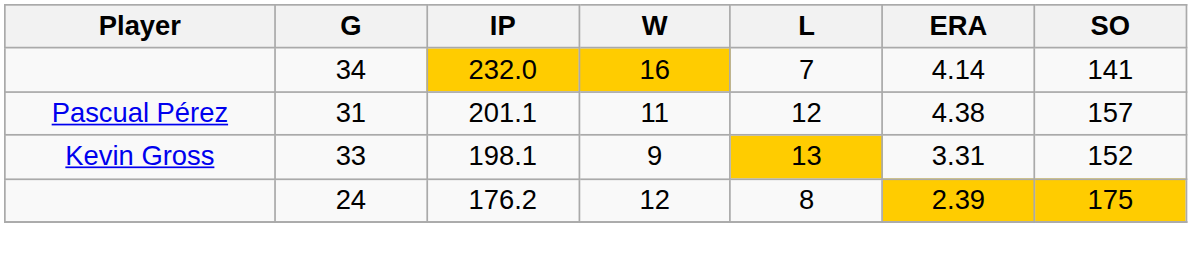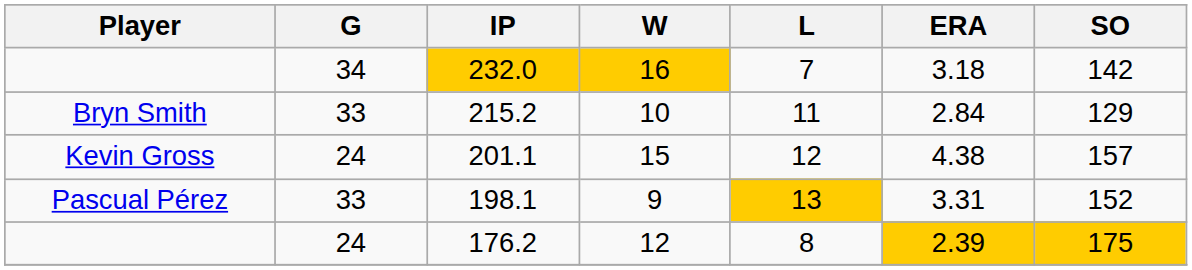(958, 69) 4.14 -> (958, 69) 3.18
(1110, 69) 141 -> (1110, 69) 142
+ row: (503, 112)
(140, 112) Pascual Pérez -> (140, 156) Kevin Gross
(351, 112) 31 -> (351, 156) 24
(655, 112) 11 -> (655, 156) 15
(140, 156) Kevin Gross -> (140, 199) Pascual Pérez
